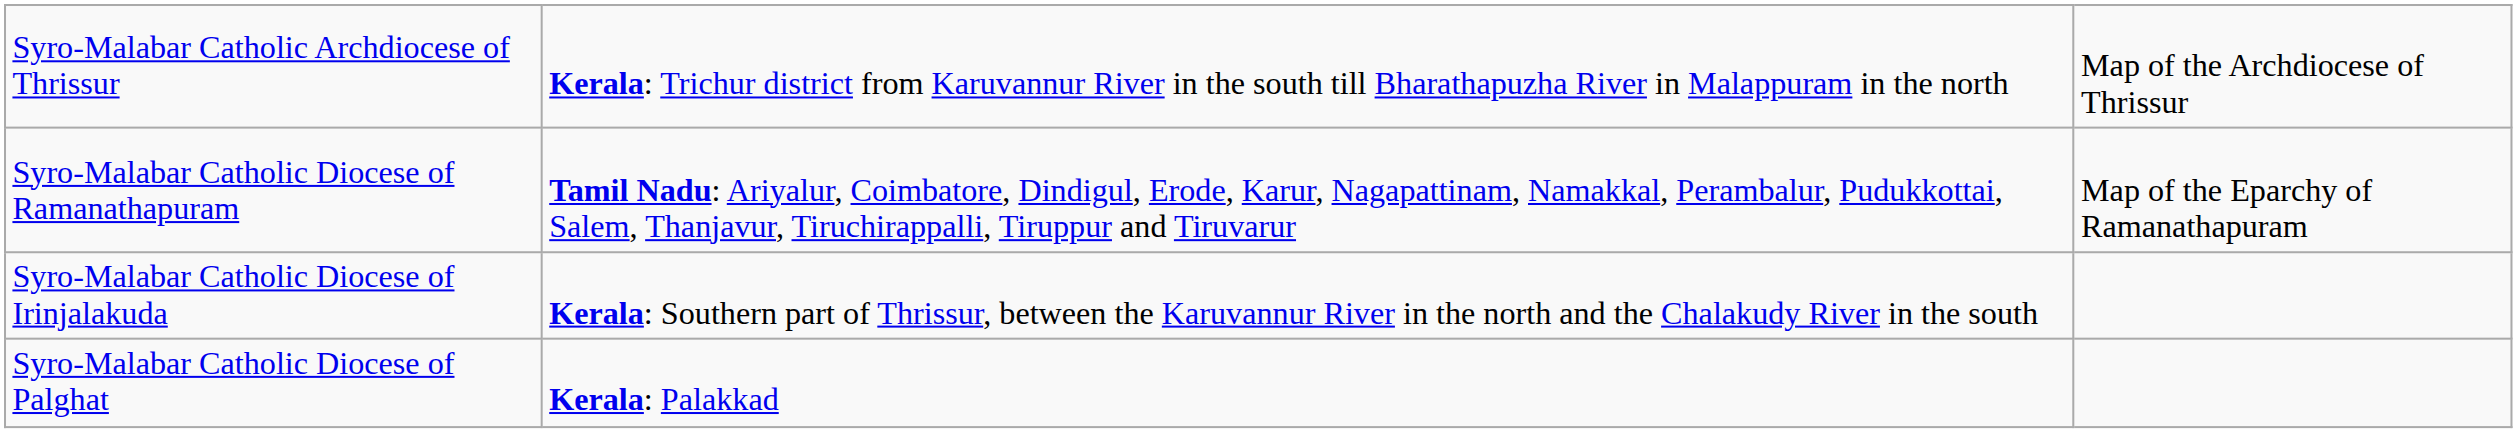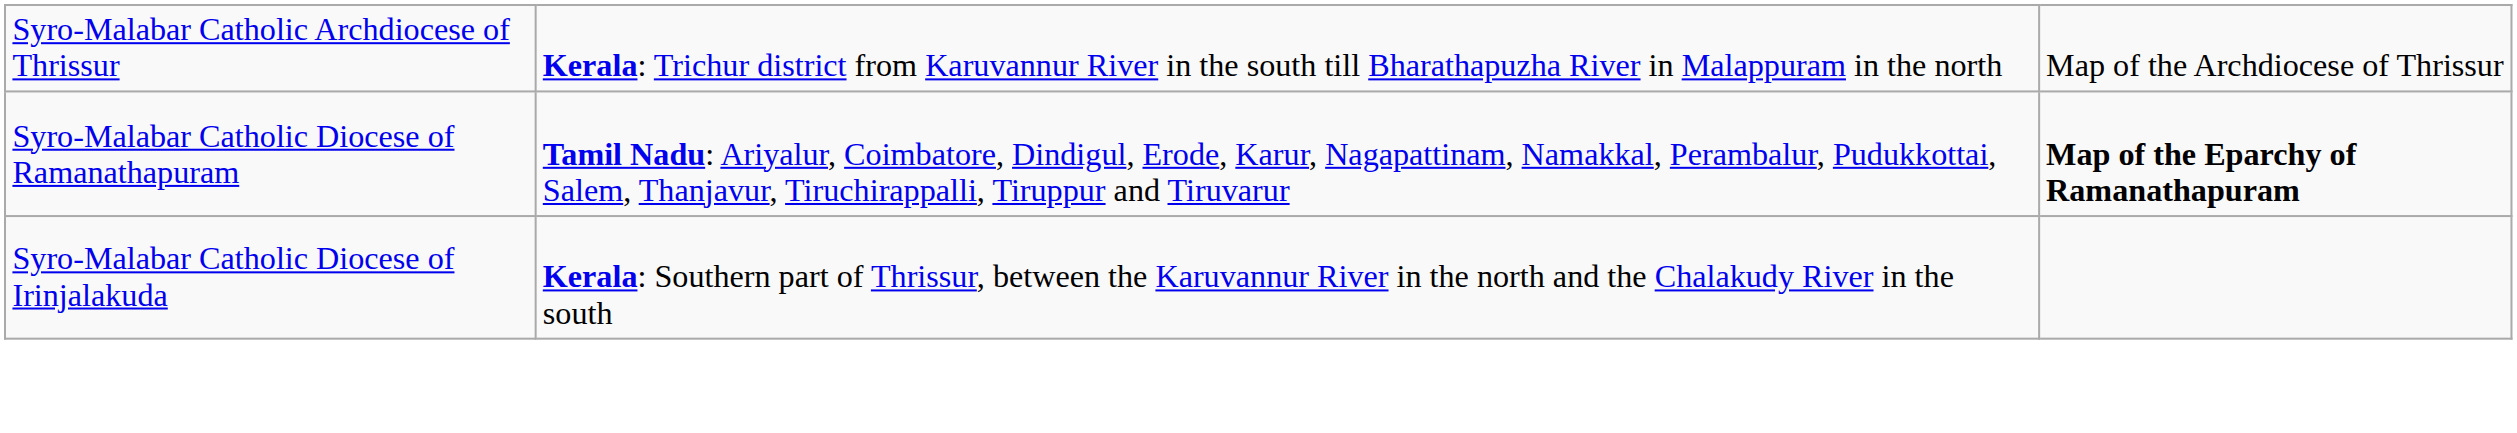(2227, 207) normal -> (2201, 171) bold
- row: (233, 382)
